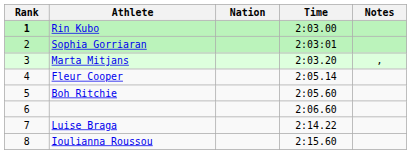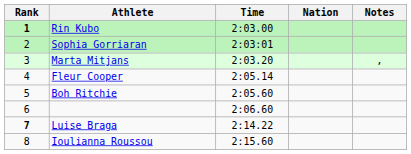columns swapped: (248, 12) <-> (316, 12)
(27, 125) normal -> (27, 125) bold
